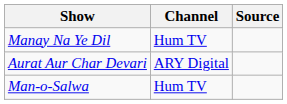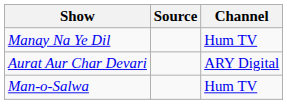columns swapped: (191, 16) <-> (257, 16)
